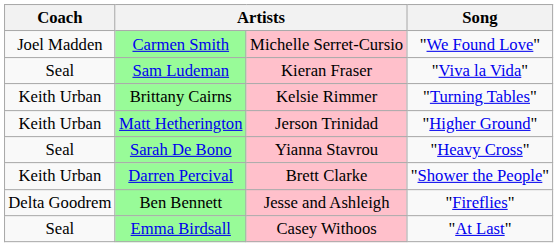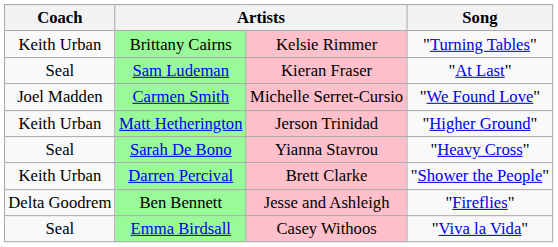rows swapped: (181, 44) <-> (181, 96)
(480, 70) "Viva la Vida" -> (480, 70) "At Last"
(480, 228) "At Last" -> (480, 228) "Viva la Vida"
